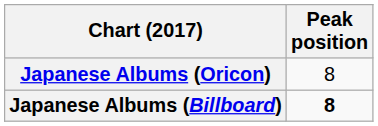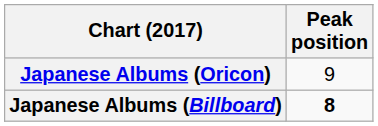(330, 74) 8 -> (330, 74) 9
